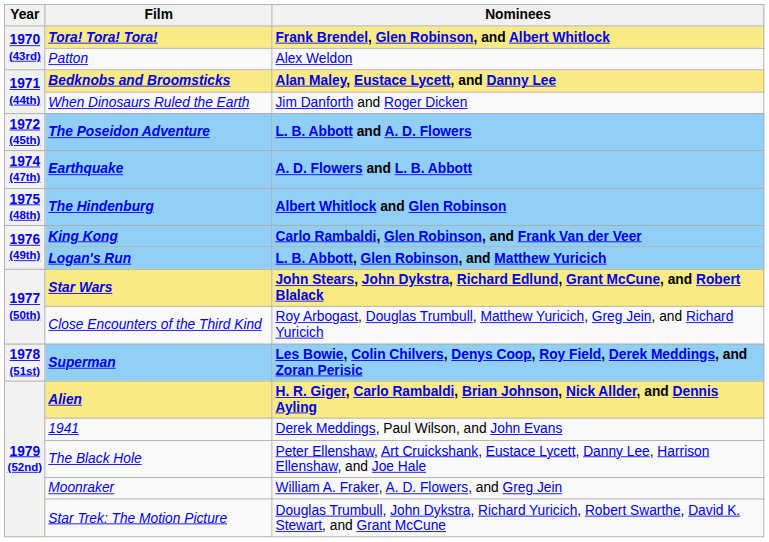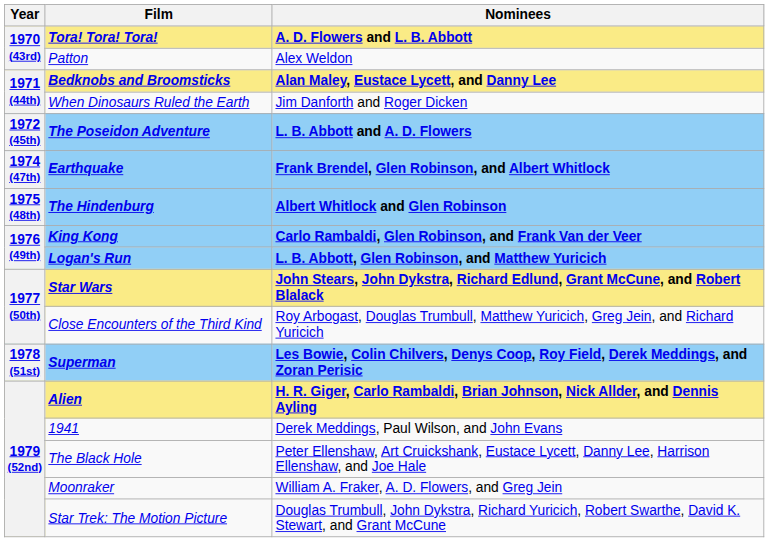(443, 37) Frank Brendel, Glen Robinson, and Albert Whitlock -> (374, 37) A. D. Flowers and L. B. Abbott
(374, 169) A. D. Flowers and L. B. Abbott -> (443, 169) Frank Brendel, Glen Robinson, and Albert Whitlock
